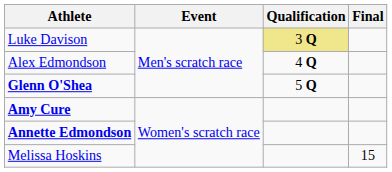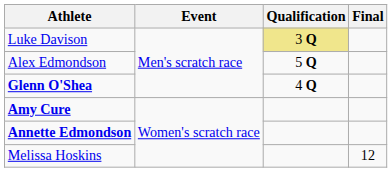(306, 63) 4 Q -> (306, 63) 5 Q
(306, 86) 5 Q -> (306, 86) 4 Q
(368, 156) 15 -> (368, 156) 12
